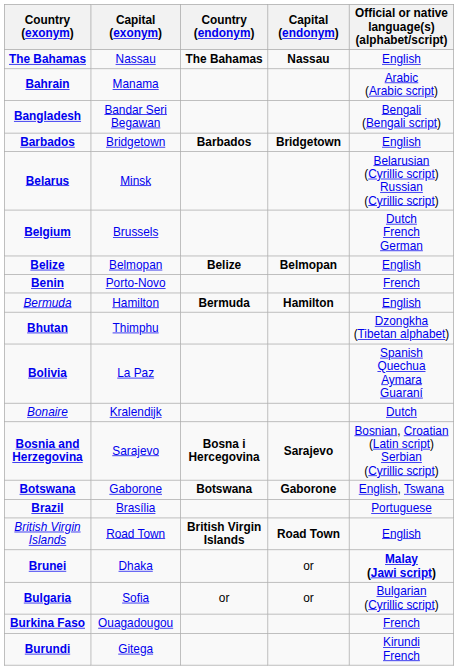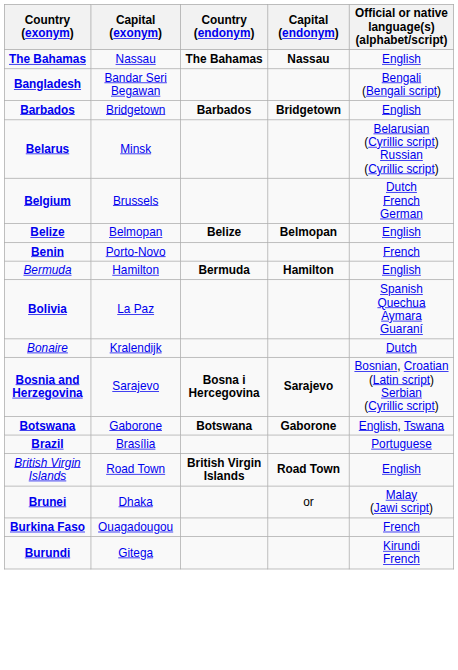- row: (47, 84)
- row: (47, 328)
(401, 566) bold -> (401, 502) normal
- row: (47, 598)
